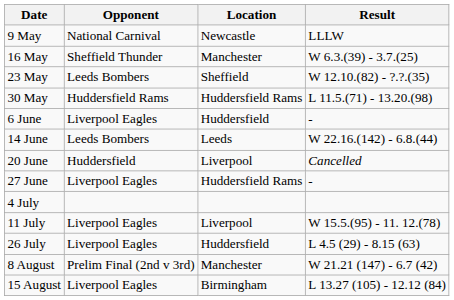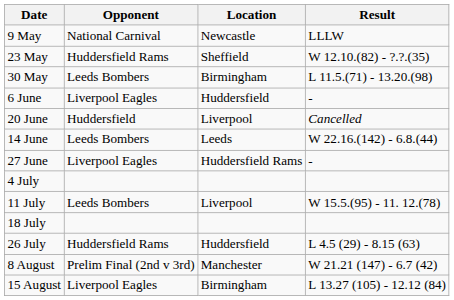- row: (28, 56)
(108, 77) Leeds Bombers -> (118, 56) Huddersfield Rams
(118, 98) Huddersfield Rams -> (108, 77) Leeds Bombers
(251, 98) Huddersfield Rams -> (234, 77) Birmingham
rows swapped: (28, 139) <-> (28, 160)
(112, 222) Liverpool Eagles -> (108, 202) Leeds Bombers
+ row: (27, 222)
(112, 243) Liverpool Eagles -> (118, 243) Huddersfield Rams
